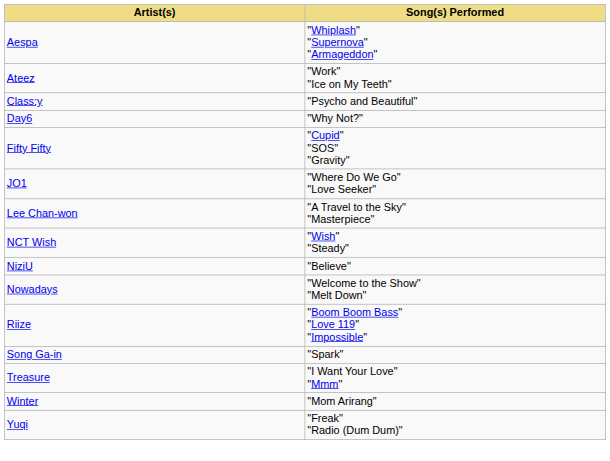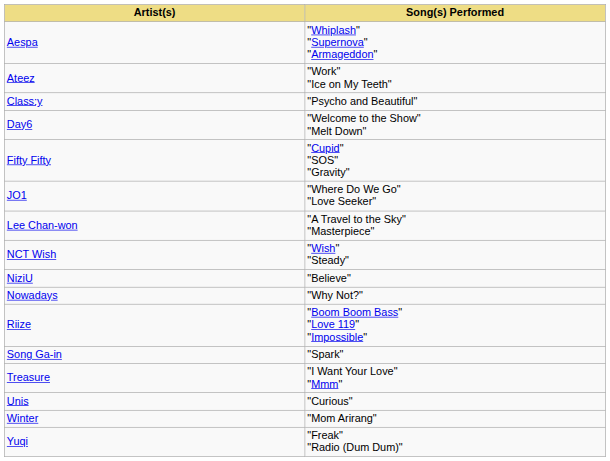(335, 118) "Why Not?" -> (364, 124) "Welcome to the Show" "Melt Down"
(364, 289) "Welcome to the Show" "Melt Down" -> (335, 295) "Why Not?"
+ row: (18, 401)
